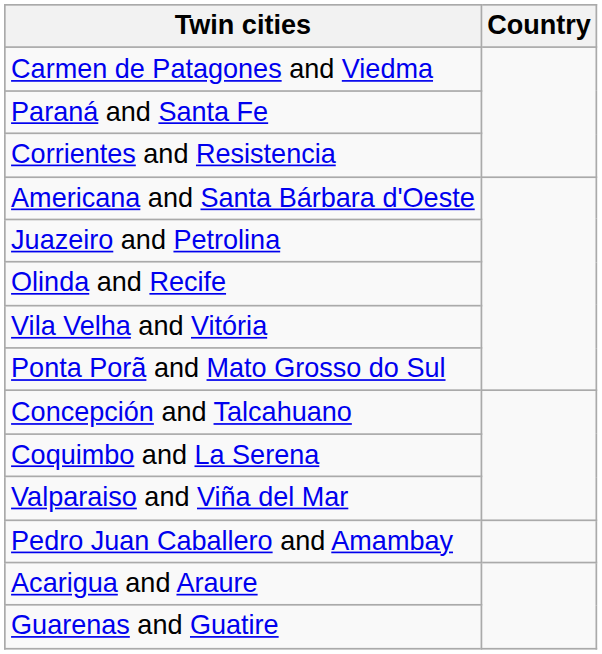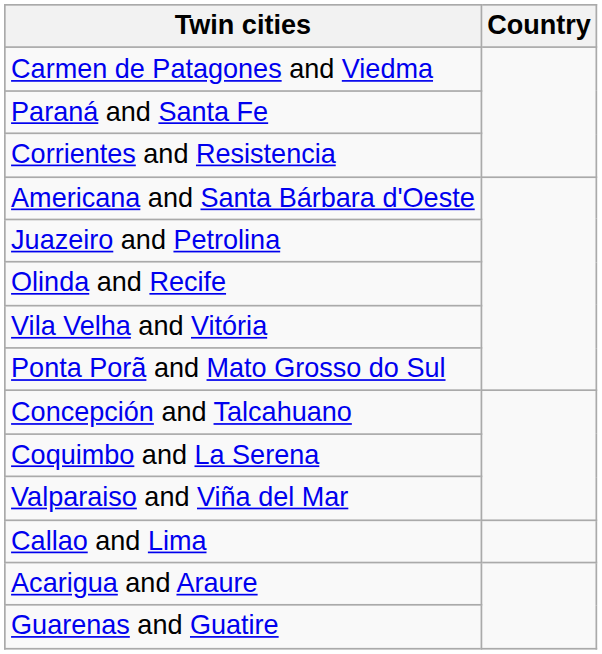- row: (232, 540)
+ row: (109, 540)
